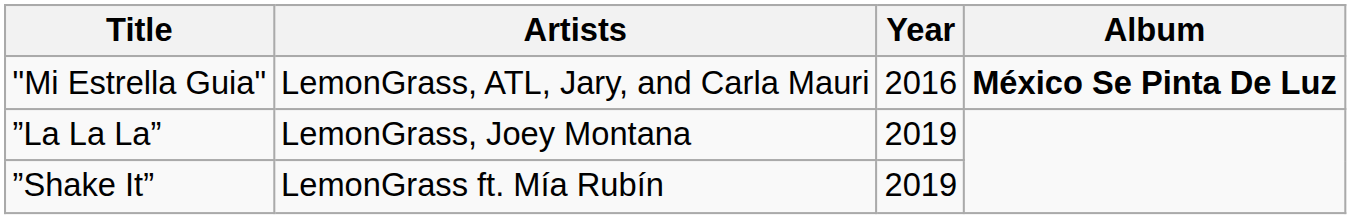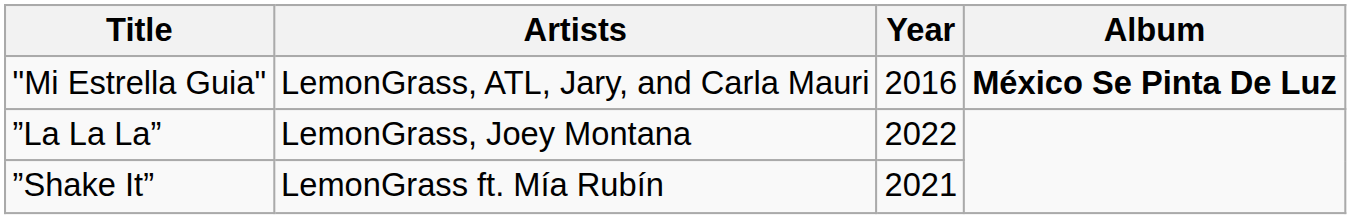(921, 133) 2019 -> (921, 133) 2022
(921, 185) 2019 -> (921, 185) 2021
